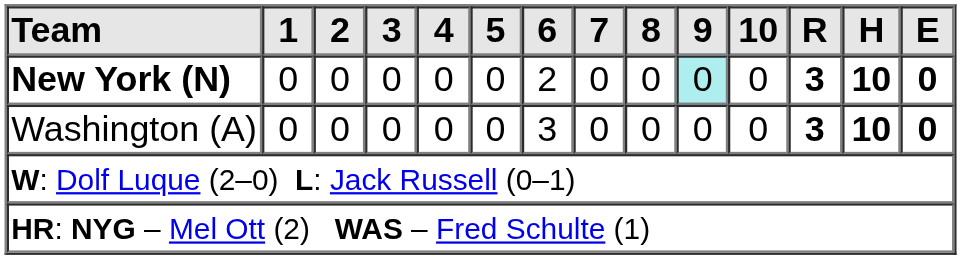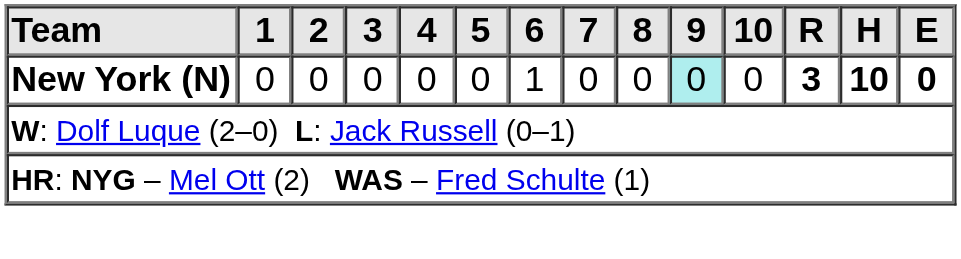(547, 79) 2 -> (535, 79) 1
- row: (134, 128)
